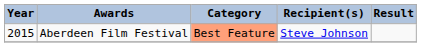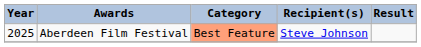(21, 32) 2015 -> (21, 32) 2025
